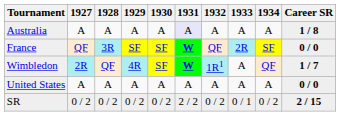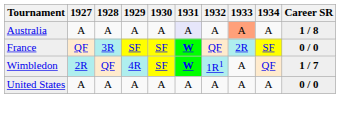(242, 30) no background -> (242, 30) lightsalmon background
- row: (14, 102)
